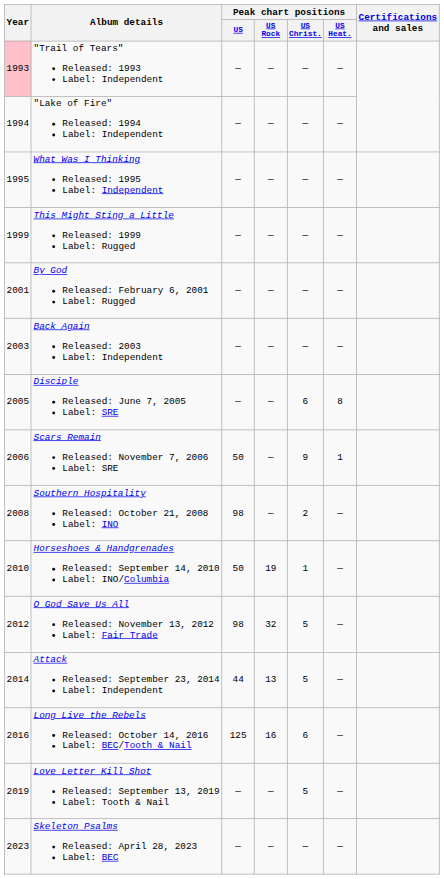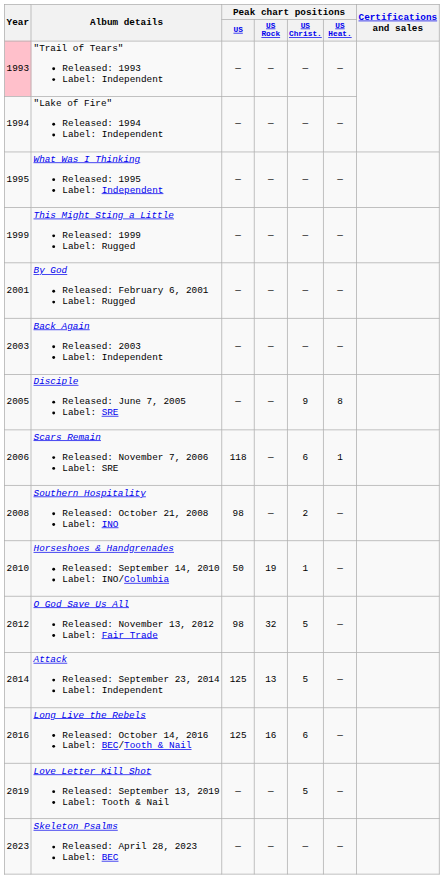(305, 402) 6 -> (305, 402) 9
(238, 458) 50 -> (238, 458) 118
(305, 458) 9 -> (305, 458) 6
(238, 680) 44 -> (238, 680) 125
